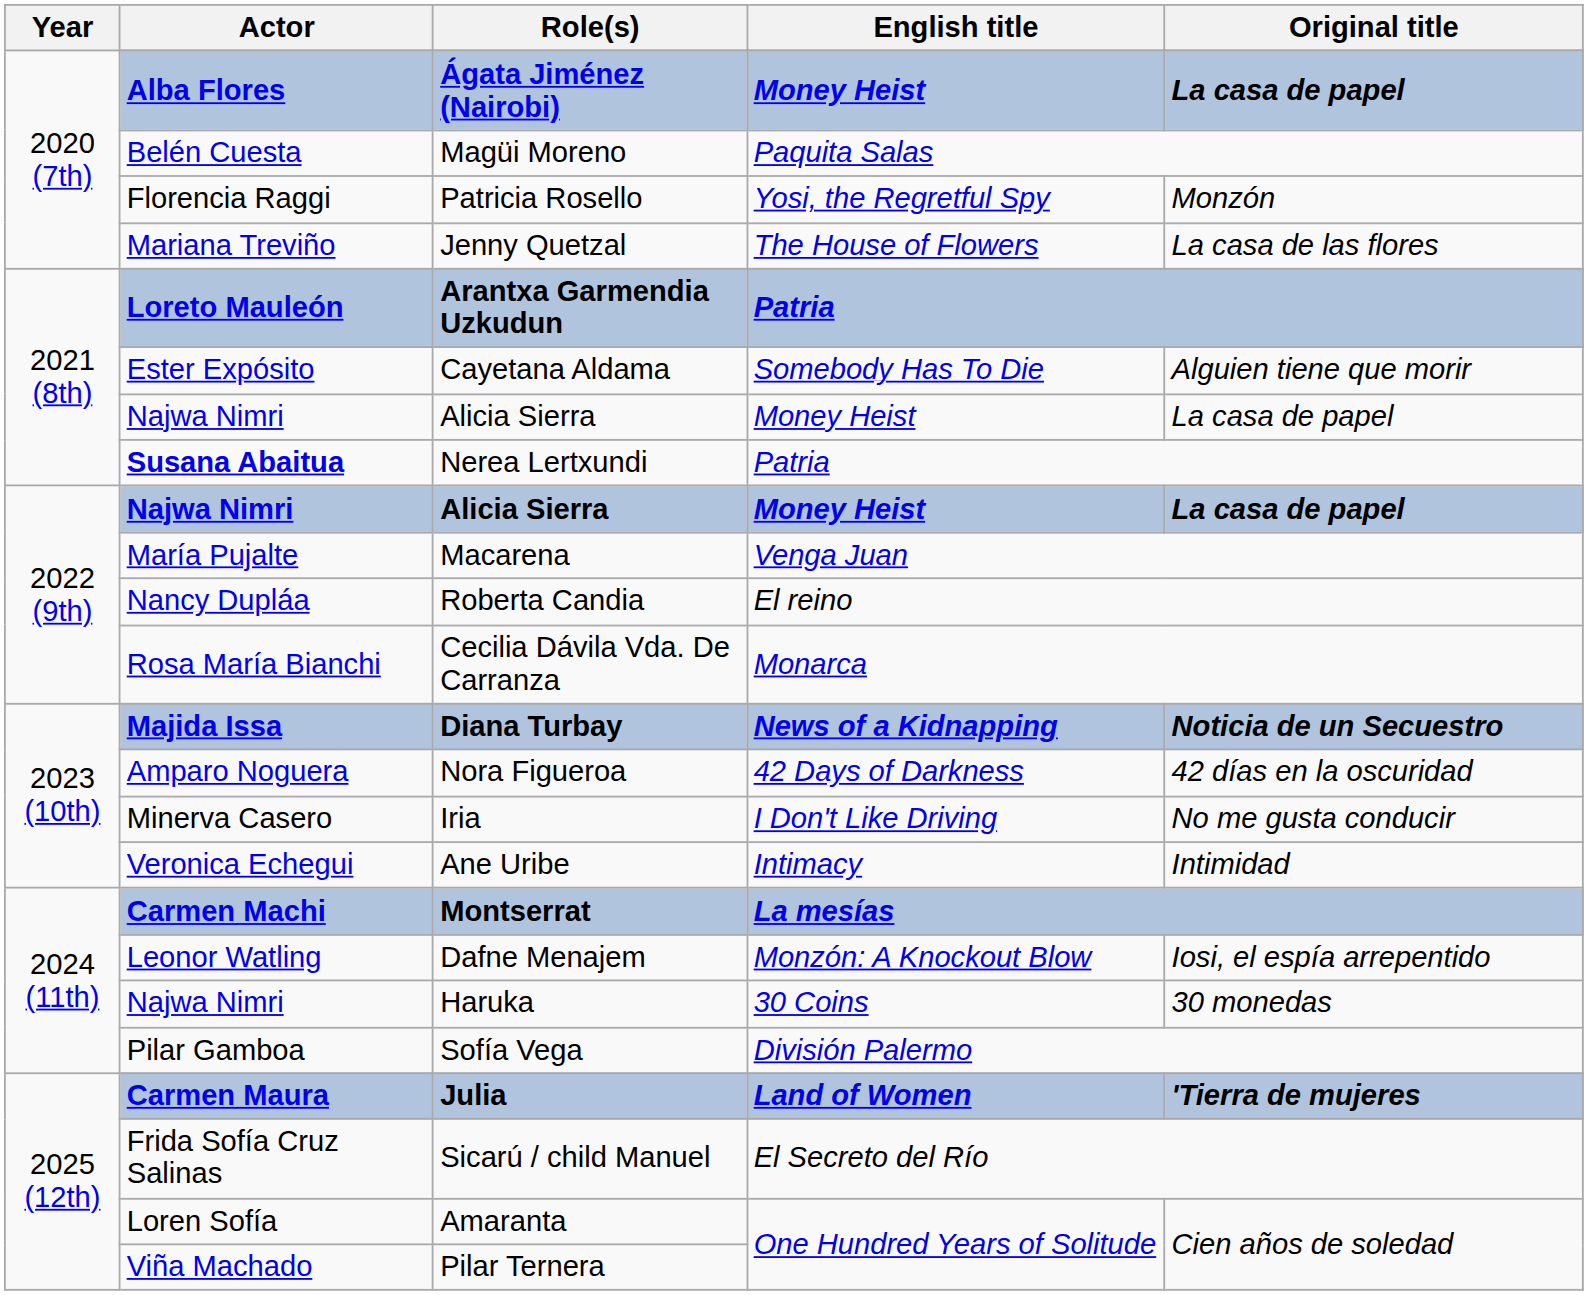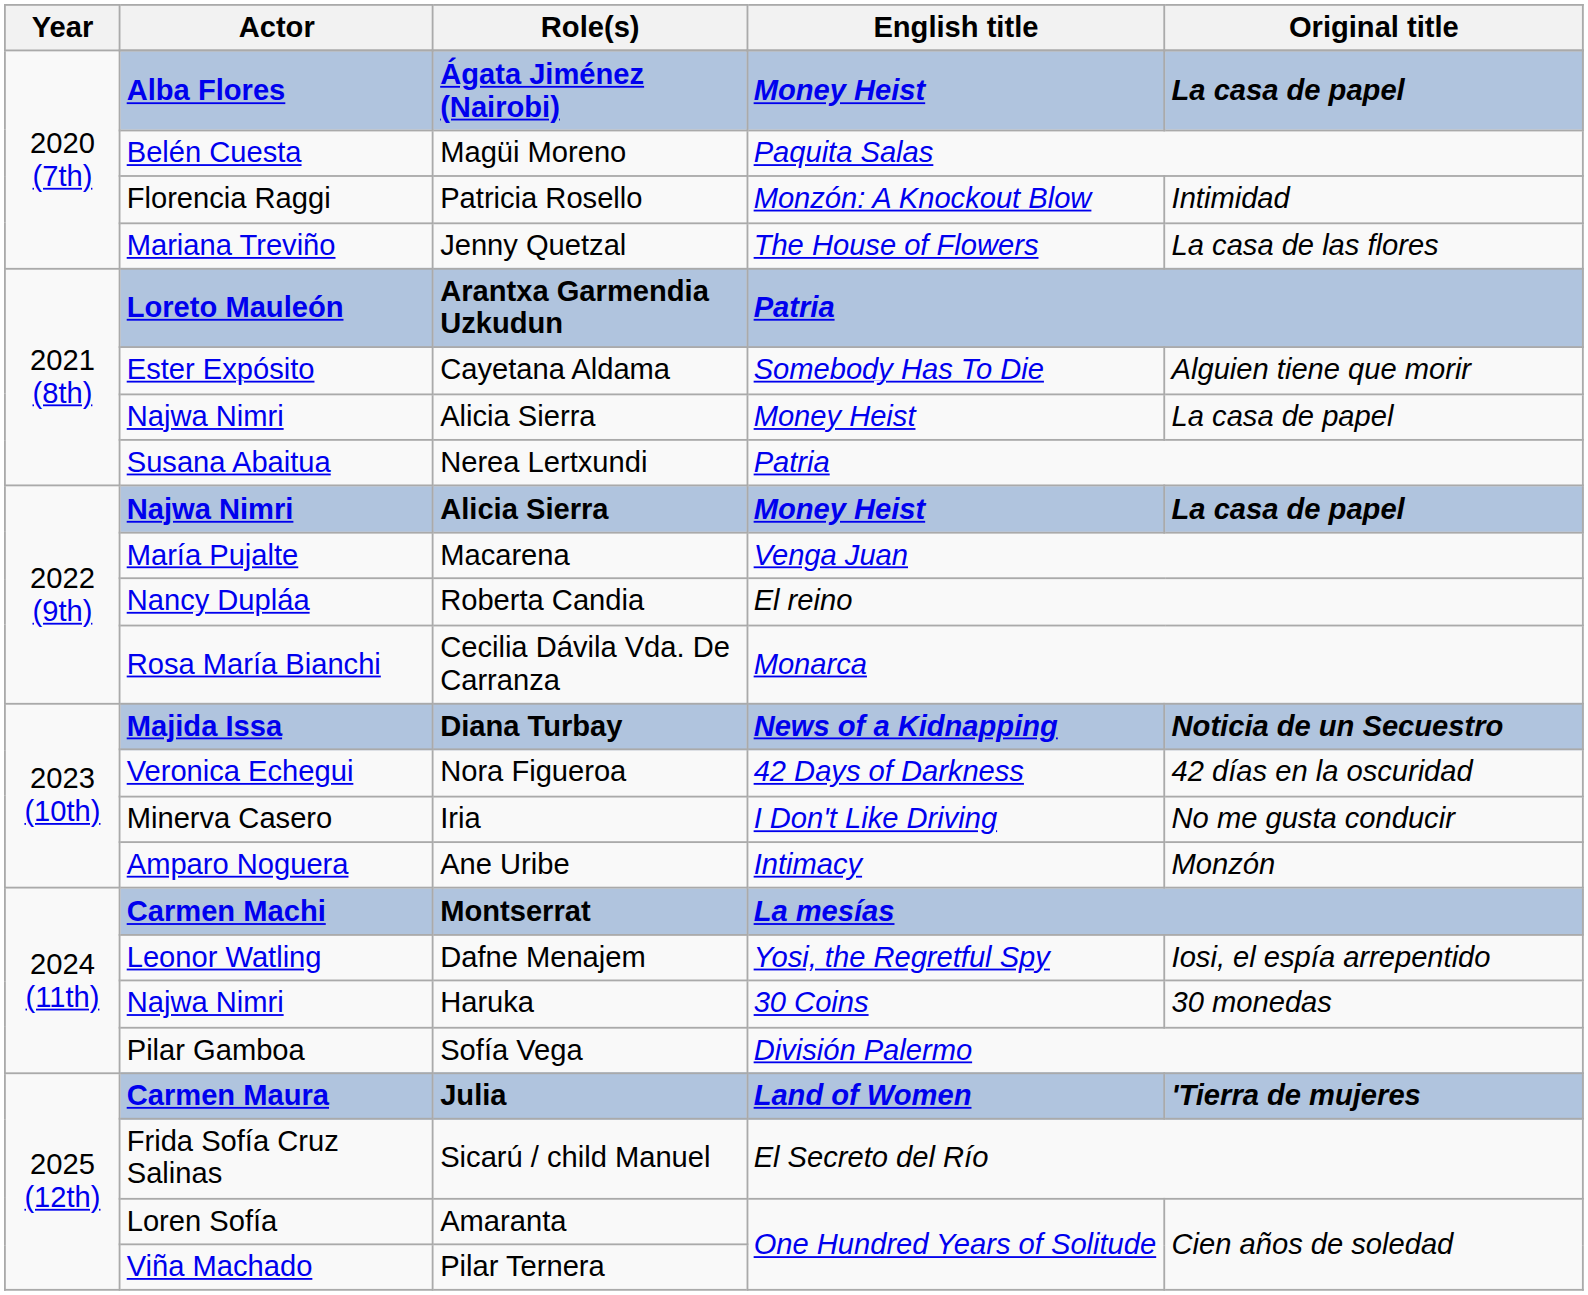(902, 198) Yosi, the Regretful Spy -> (923, 198) Monzón: A Knockout Blow
(1223, 198) Monzón -> (1231, 198) Intimidad
(235, 462) bold -> (229, 462) normal
(238, 772) Amparo Noguera -> (240, 772) Veronica Echegui
(240, 864) Veronica Echegui -> (238, 864) Amparo Noguera
(1231, 864) Intimidad -> (1223, 864) Monzón
(923, 957) Monzón: A Knockout Blow -> (902, 957) Yosi, the Regretful Spy
